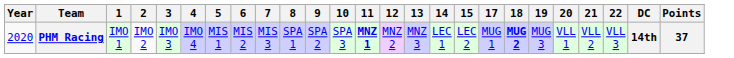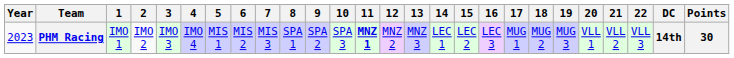+ column: (492, 14)
(20, 38) 2020 -> (20, 38) 2023
(516, 38) bold -> (541, 38) normal
(682, 38) 37 -> (707, 38) 30
